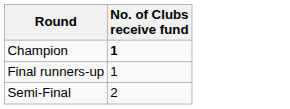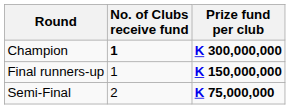+ column: (238, 22)
